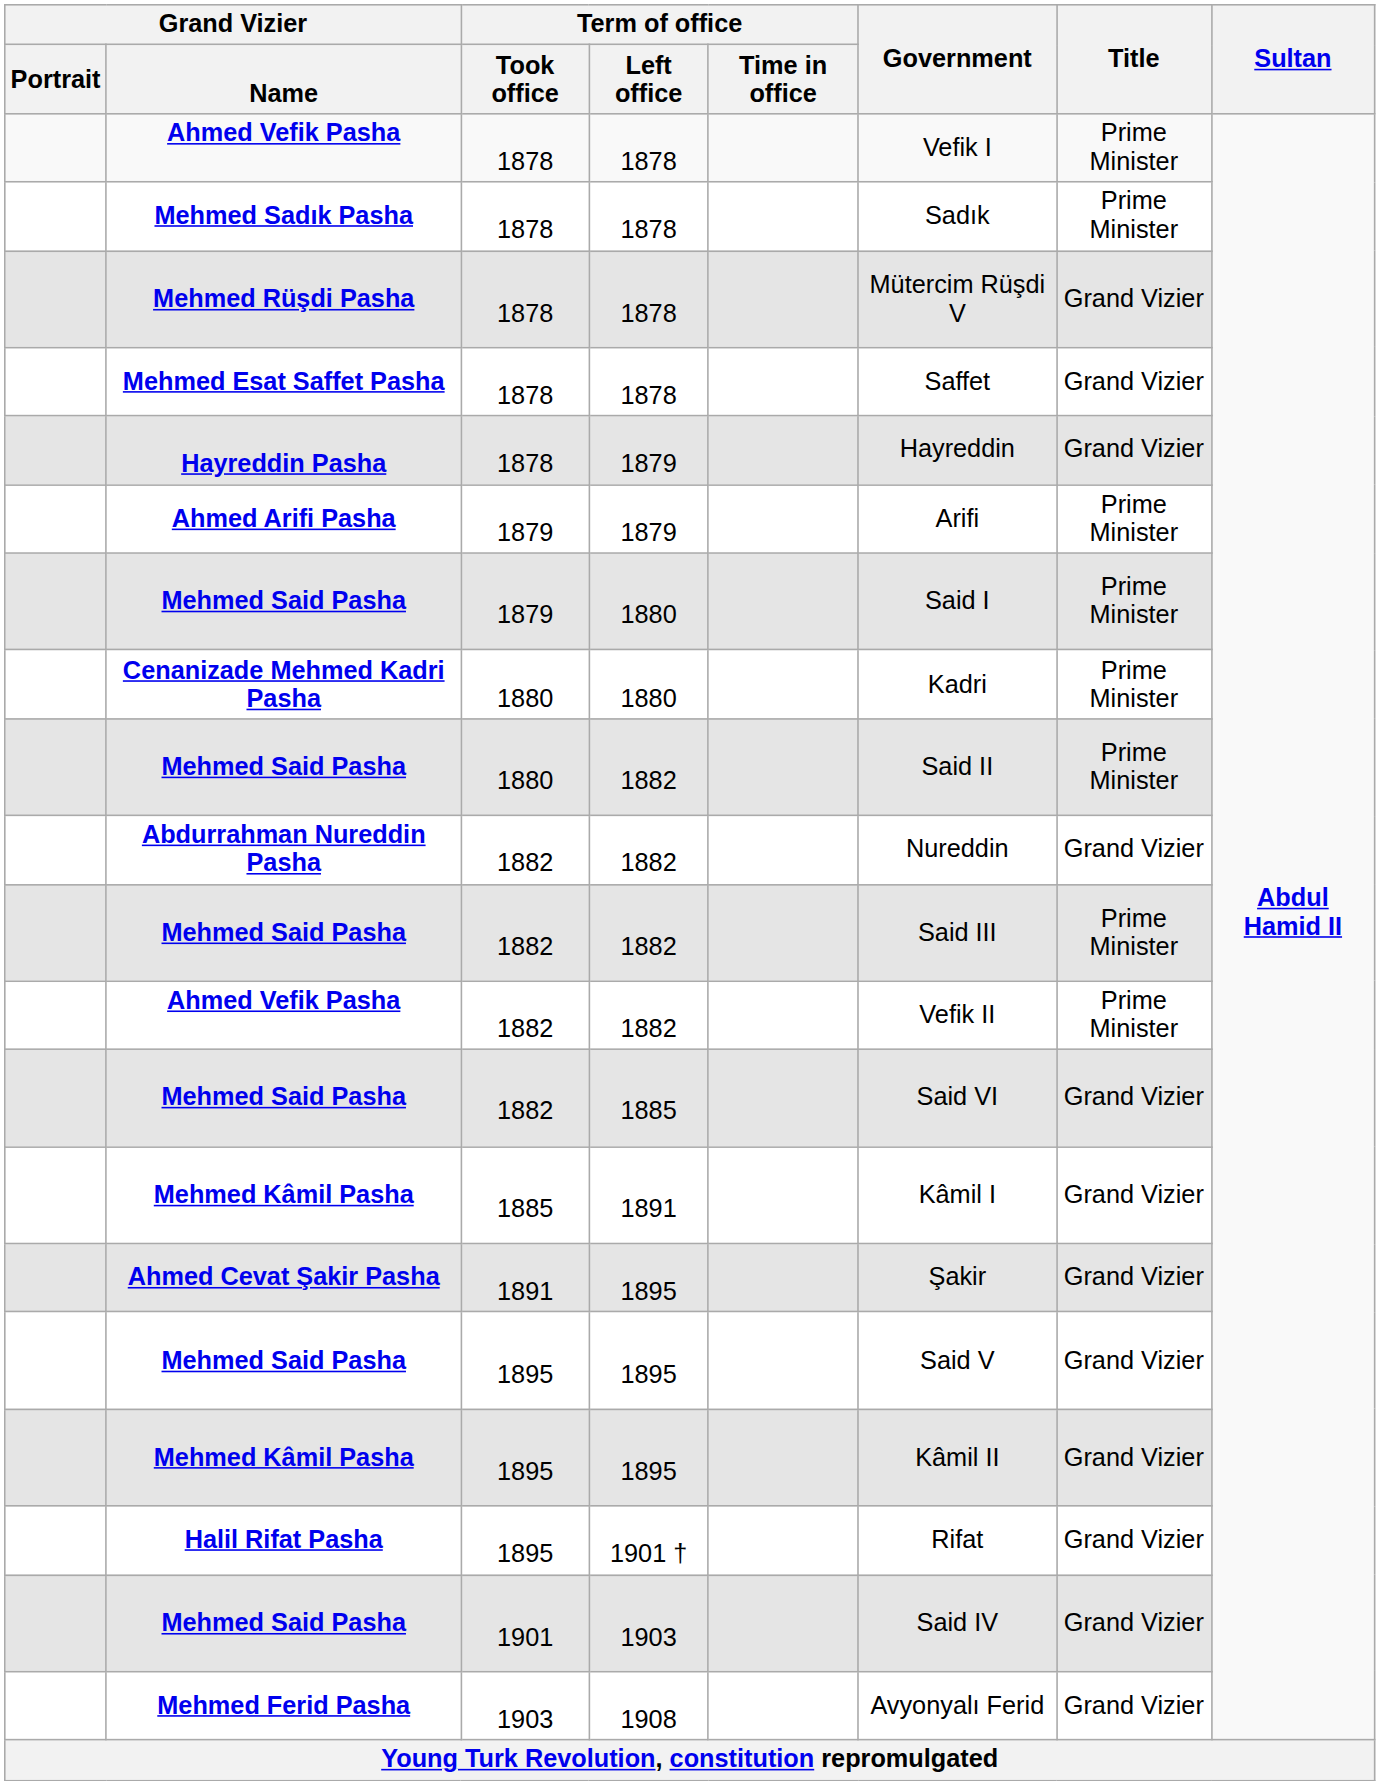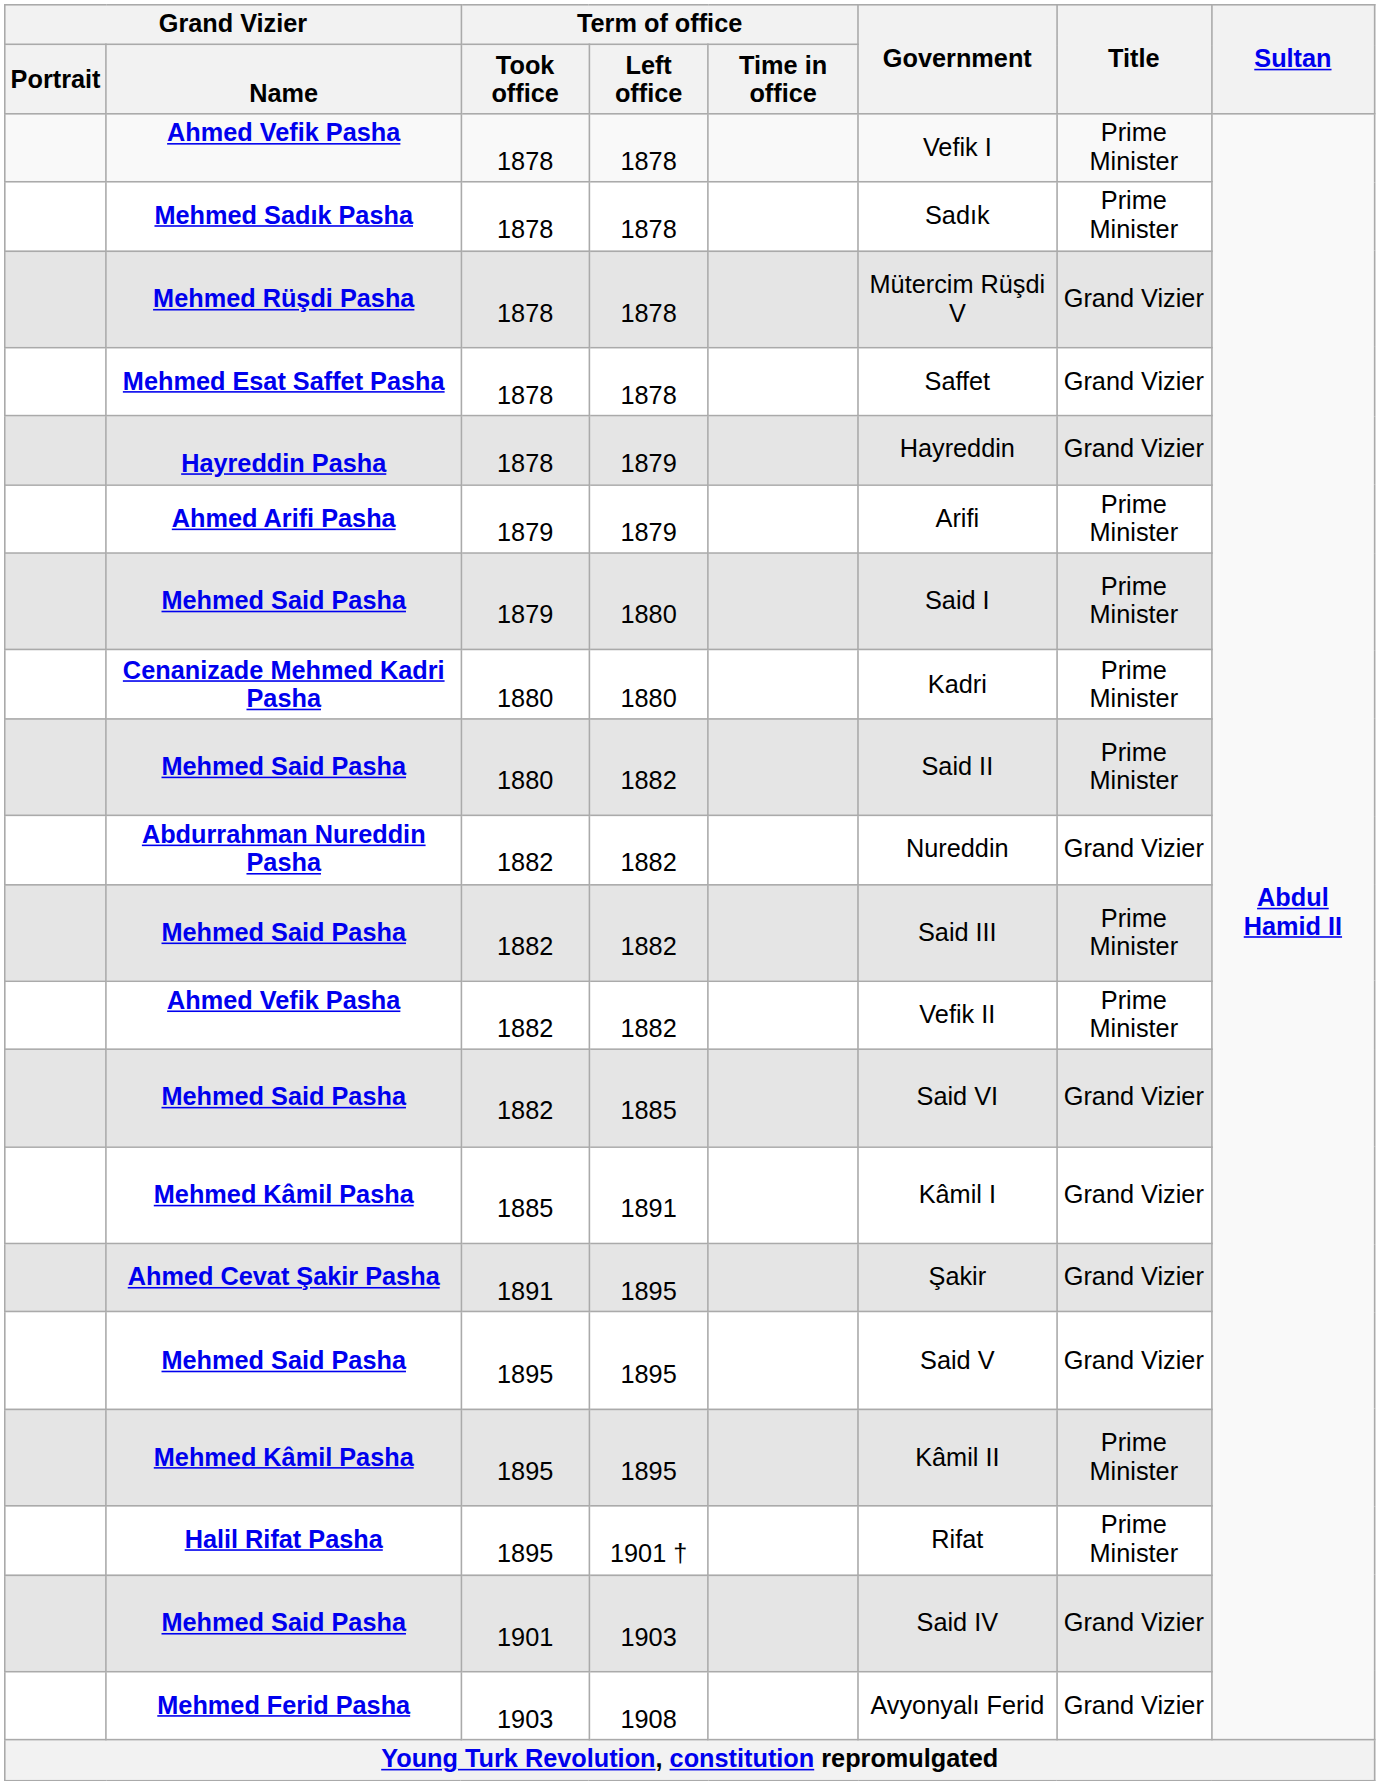(1134, 1457) Grand Vizier -> (1134, 1457) Prime Minister
(1134, 1539) Grand Vizier -> (1134, 1539) Prime Minister
